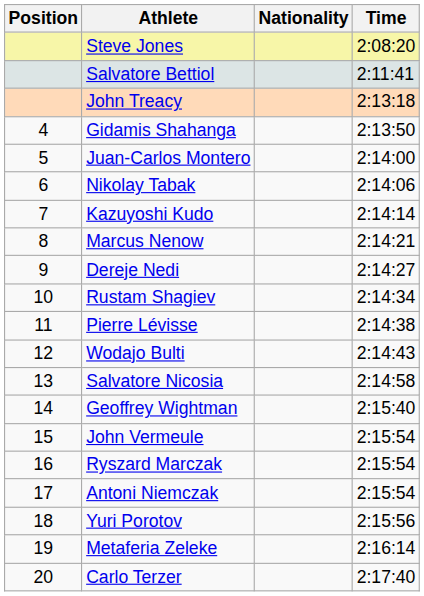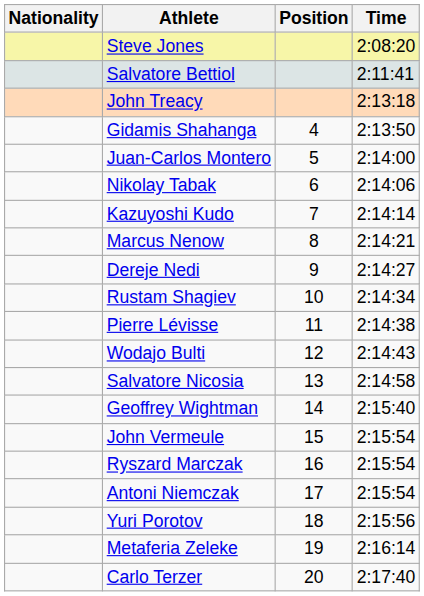columns swapped: (43, 18) <-> (304, 18)
